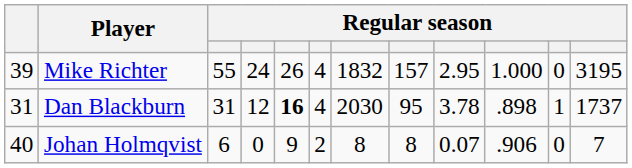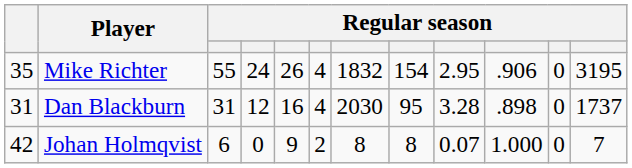(22, 70) 39 -> (22, 70) 35
(411, 70) 157 -> (411, 70) 154
(517, 70) 1.000 -> (517, 70) .906
(292, 107) bold -> (292, 107) normal
(459, 107) 3.78 -> (459, 107) 3.28
(559, 107) 1 -> (559, 107) 0
(22, 143) 40 -> (22, 143) 42
(517, 143) .906 -> (517, 143) 1.000
